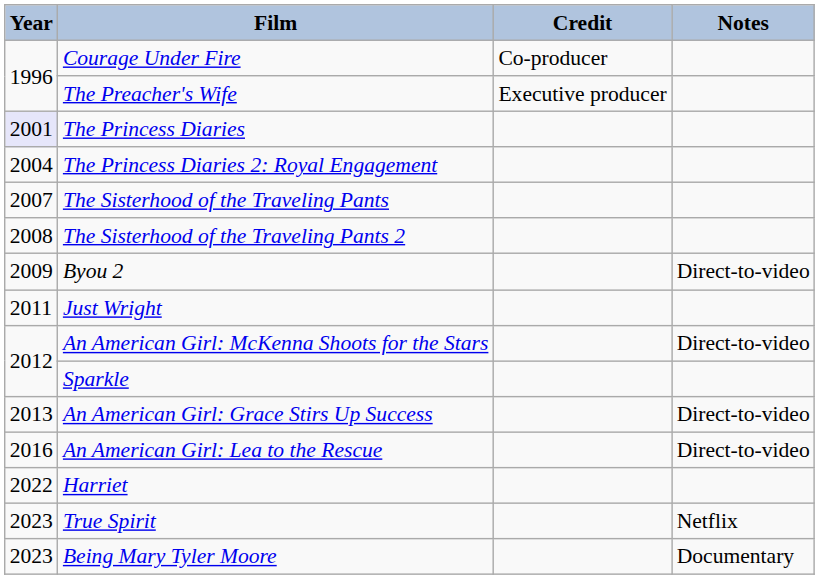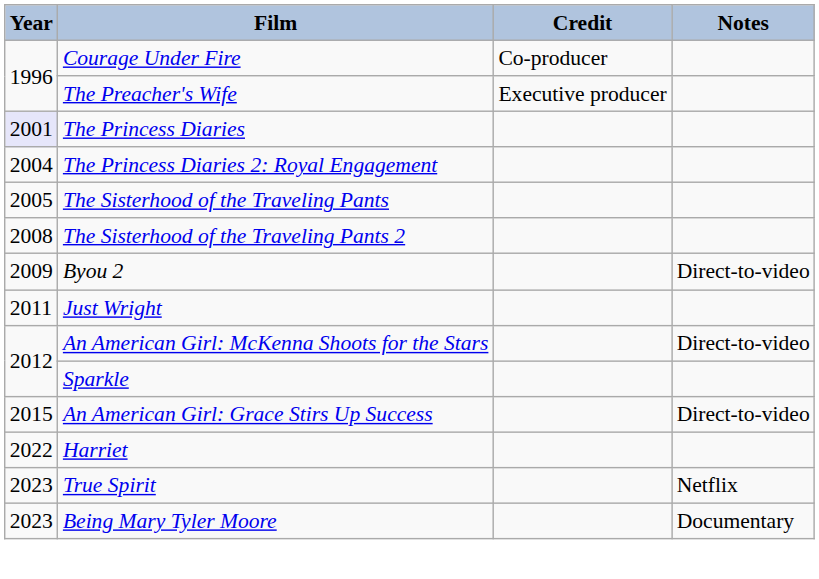(31, 200) 2007 -> (31, 200) 2005
(31, 413) 2013 -> (31, 413) 2015
- row: (223, 449)
